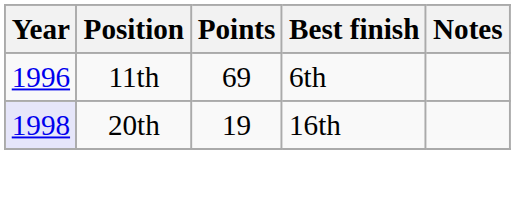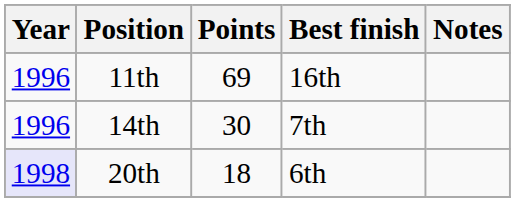(308, 76) 6th -> (315, 76) 16th
+ row: (134, 124)
(237, 124) 19 -> (237, 173) 18
(315, 124) 16th -> (308, 173) 6th
